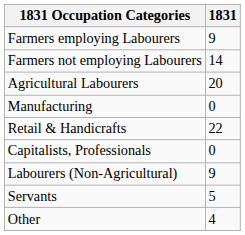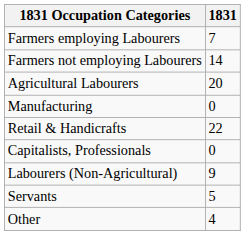(212, 38) 9 -> (212, 38) 7
